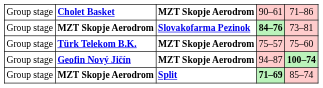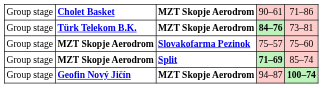(106, 28) MZT Skopje Aerodrom -> (97, 28) Türk Telekom B.K.
(204, 28) Slovakofarma Pezinok -> (206, 28) MZT Skopje Aerodrom
(97, 43) Türk Telekom B.K. -> (106, 43) MZT Skopje Aerodrom
(206, 43) MZT Skopje Aerodrom -> (204, 43) Slovakofarma Pezinok
rows swapped: (271, 75) <-> (271, 59)
